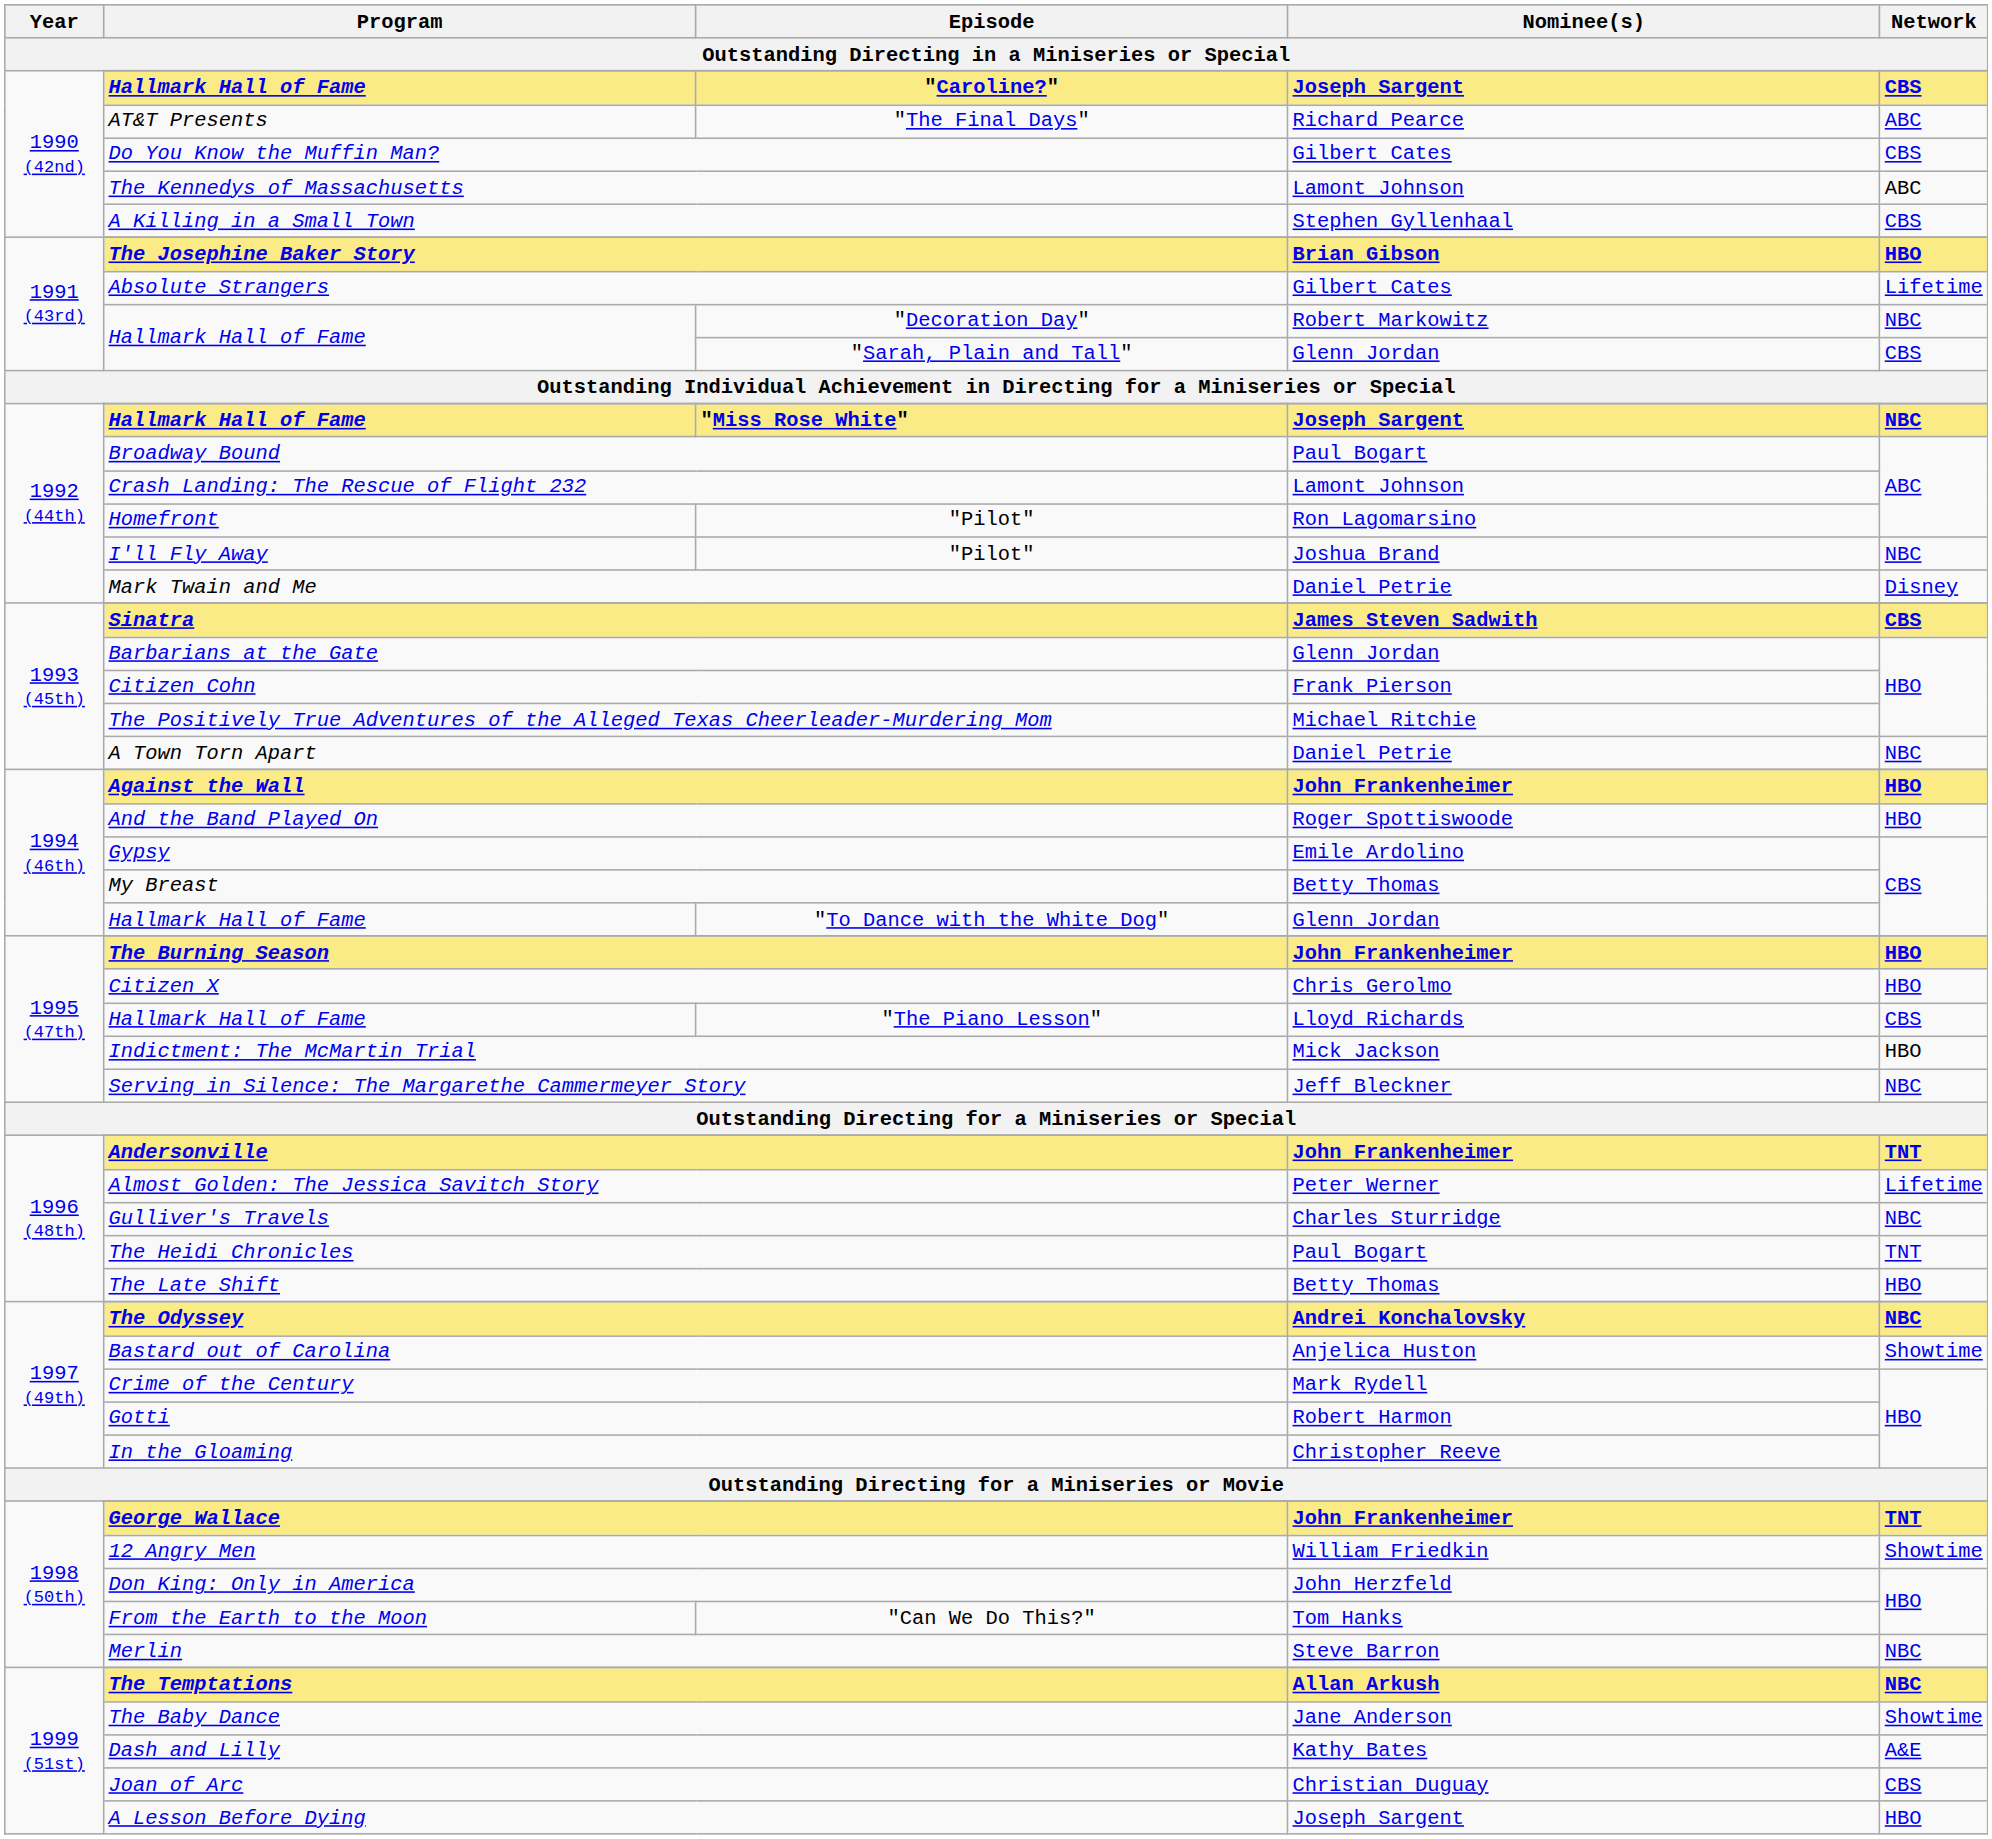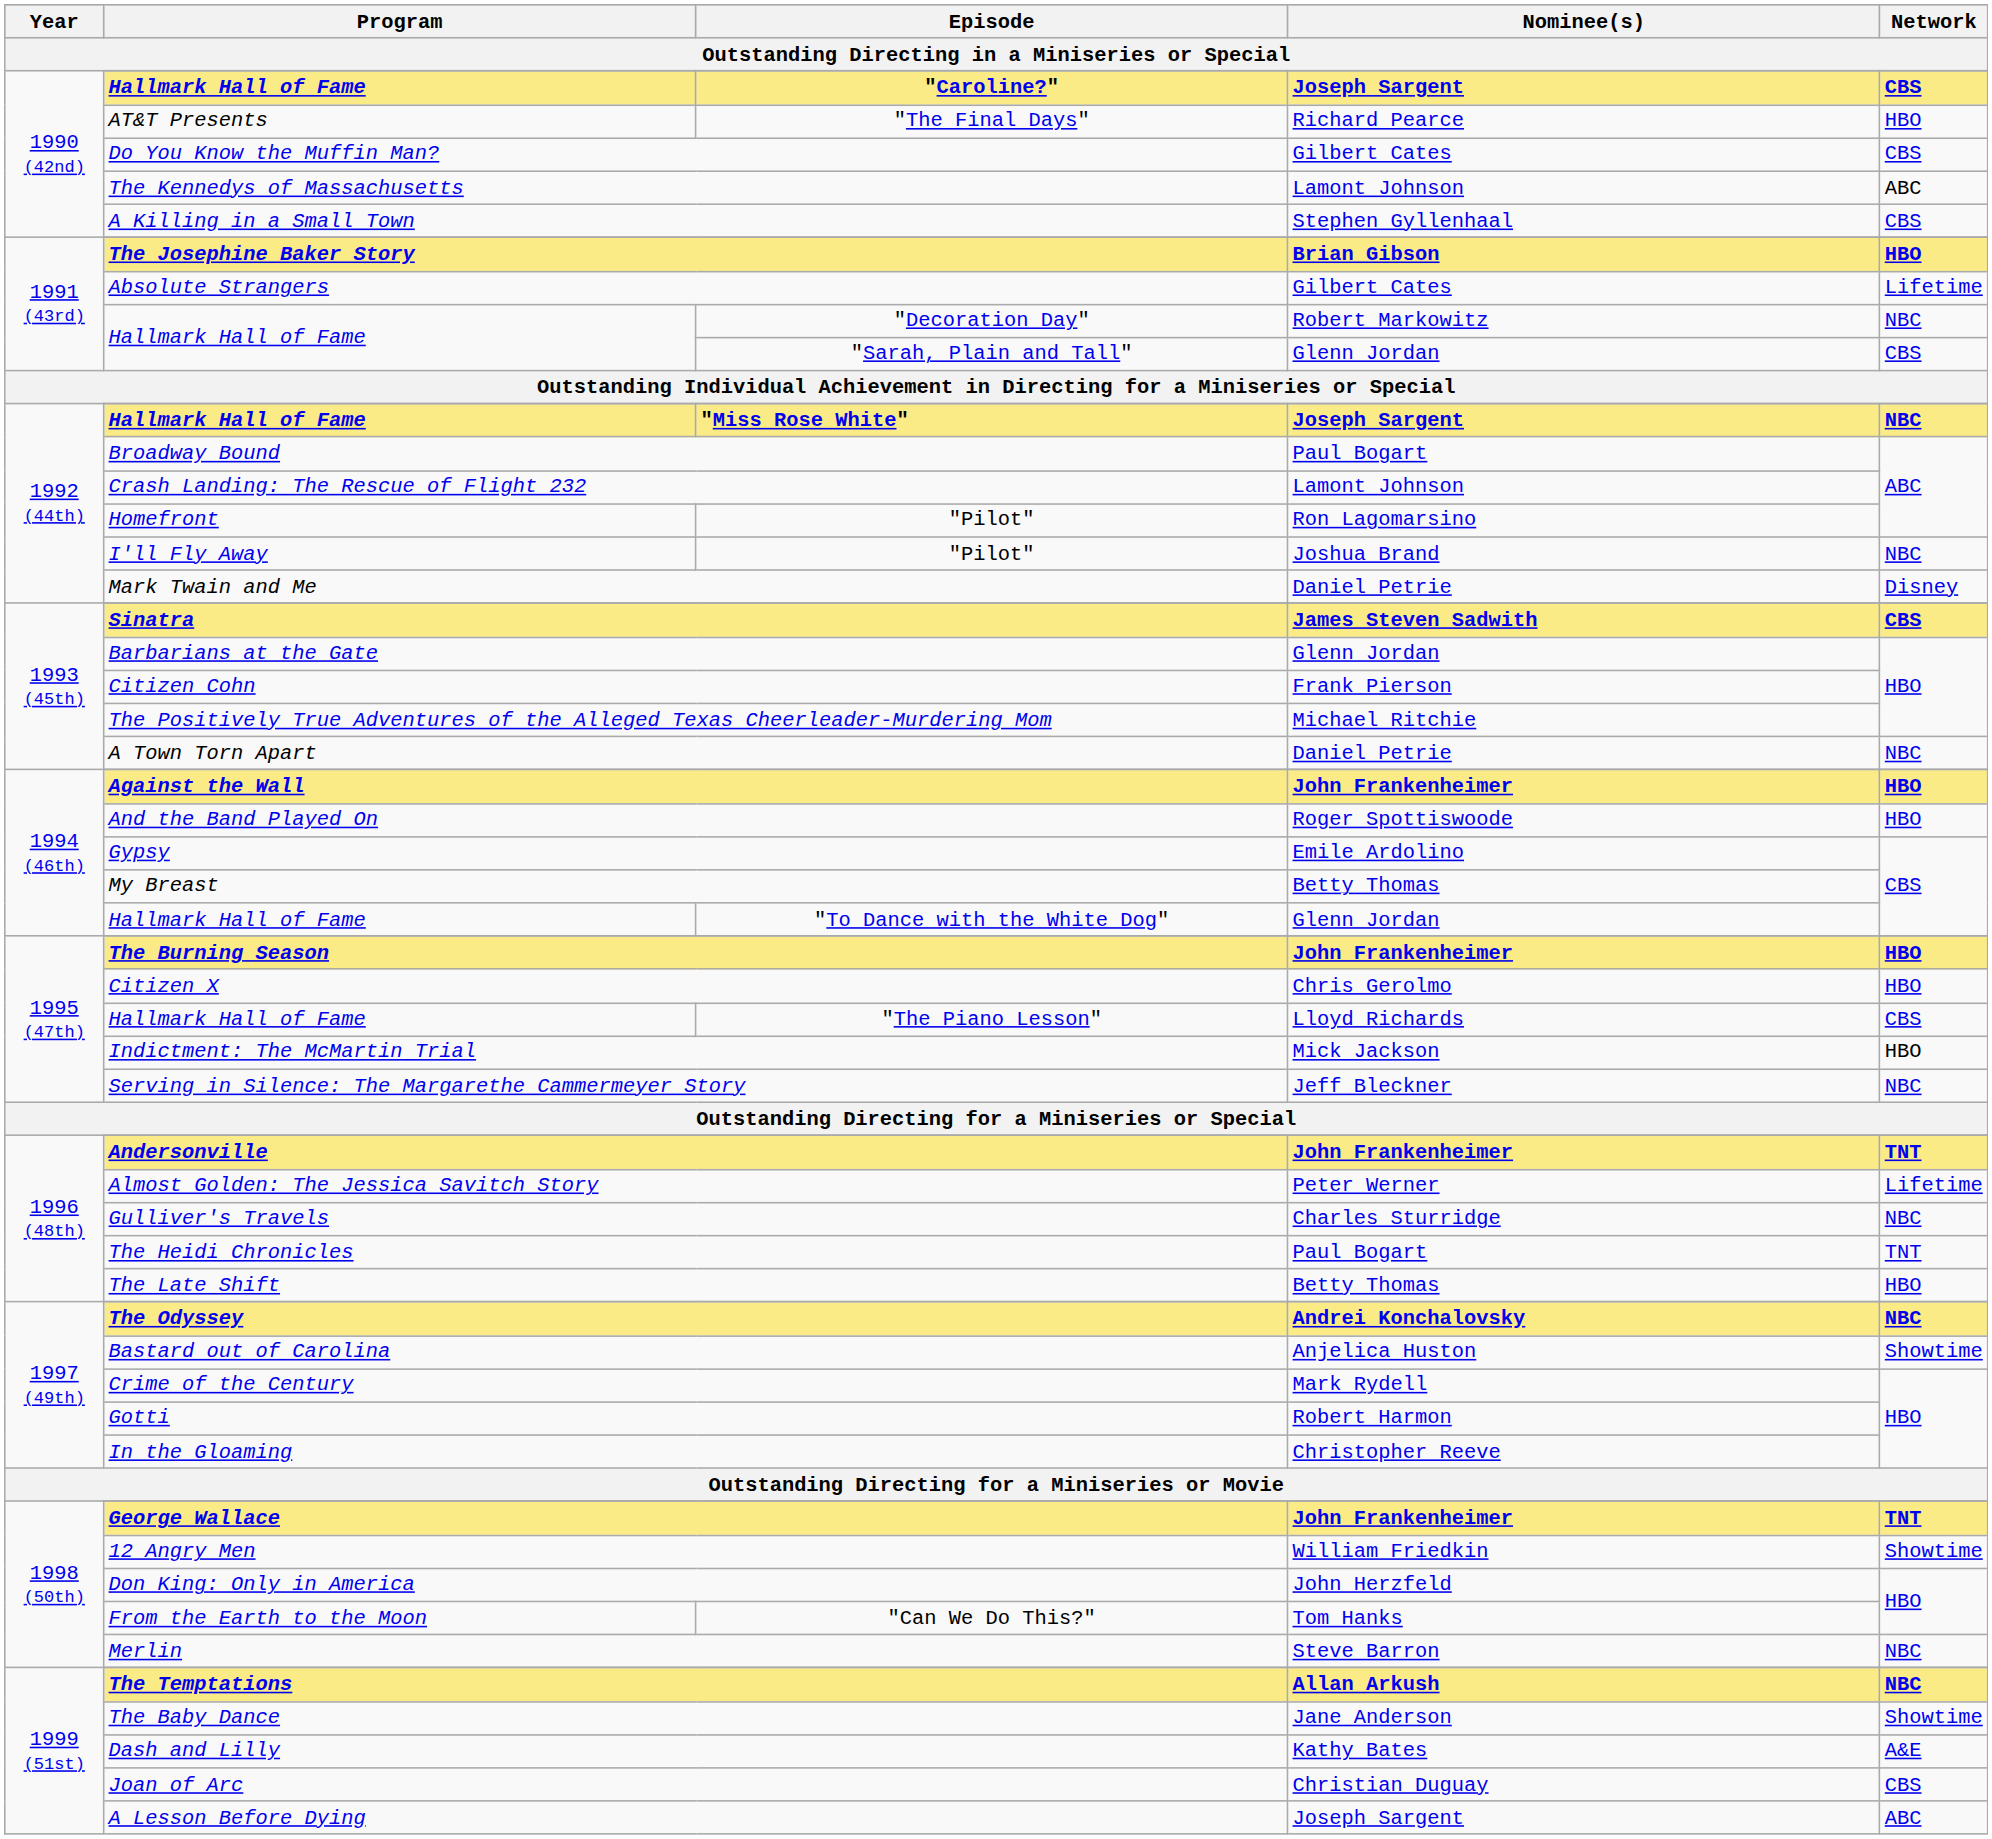(1903, 121) ABC -> (1903, 121) HBO
(1903, 1818) HBO -> (1903, 1818) ABC
